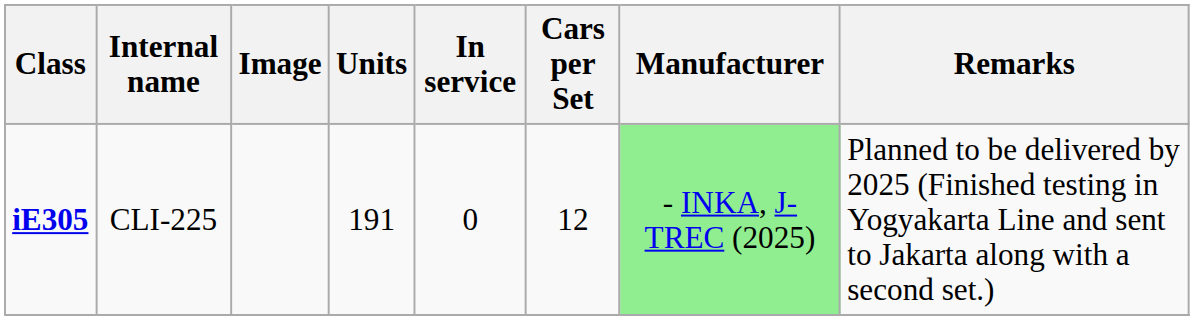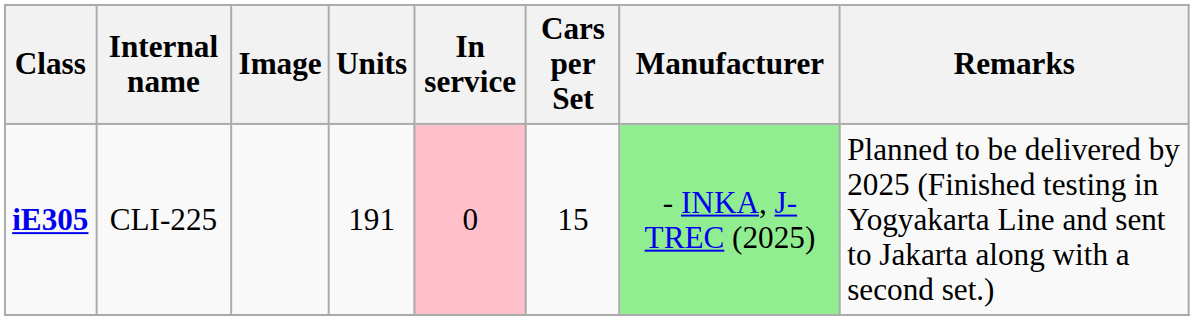(470, 219) no background -> (470, 219) pink background
(573, 219) 12 -> (573, 219) 15
